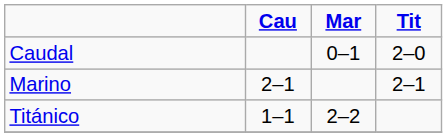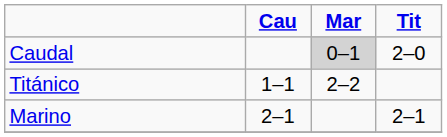(343, 53) no background -> (343, 53) lightgrey background
rows swapped: (40, 85) <-> (44, 117)
